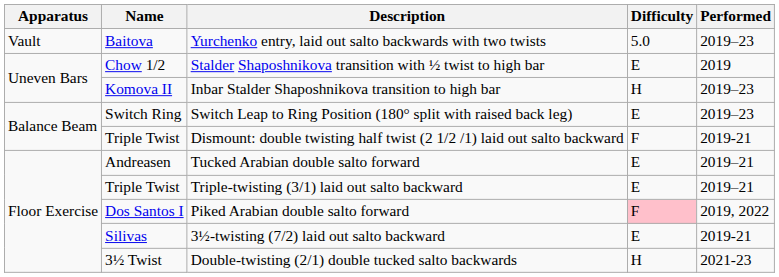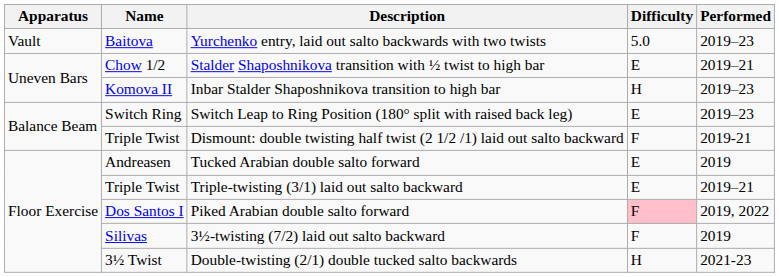(716, 65) 2019 -> (727, 65) 2019–21
(727, 162) 2019–21 -> (716, 162) 2019
(635, 235) E -> (635, 235) F
(726, 235) 2019-21 -> (716, 235) 2019
